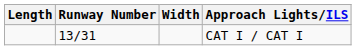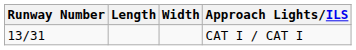columns swapped: (107, 15) <-> (30, 15)
